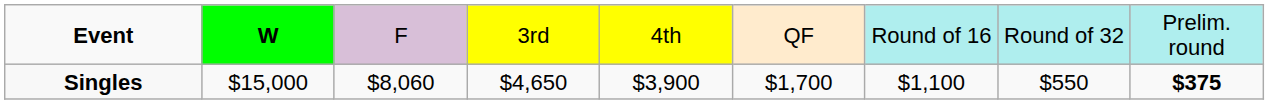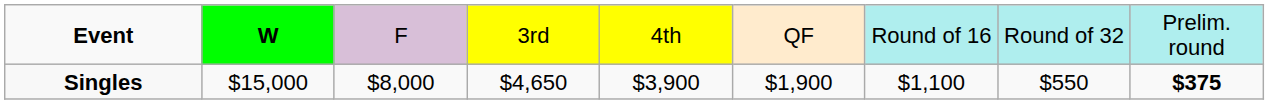(401, 82) $8,060 -> (401, 82) $8,000
(799, 82) $1,700 -> (799, 82) $1,900
